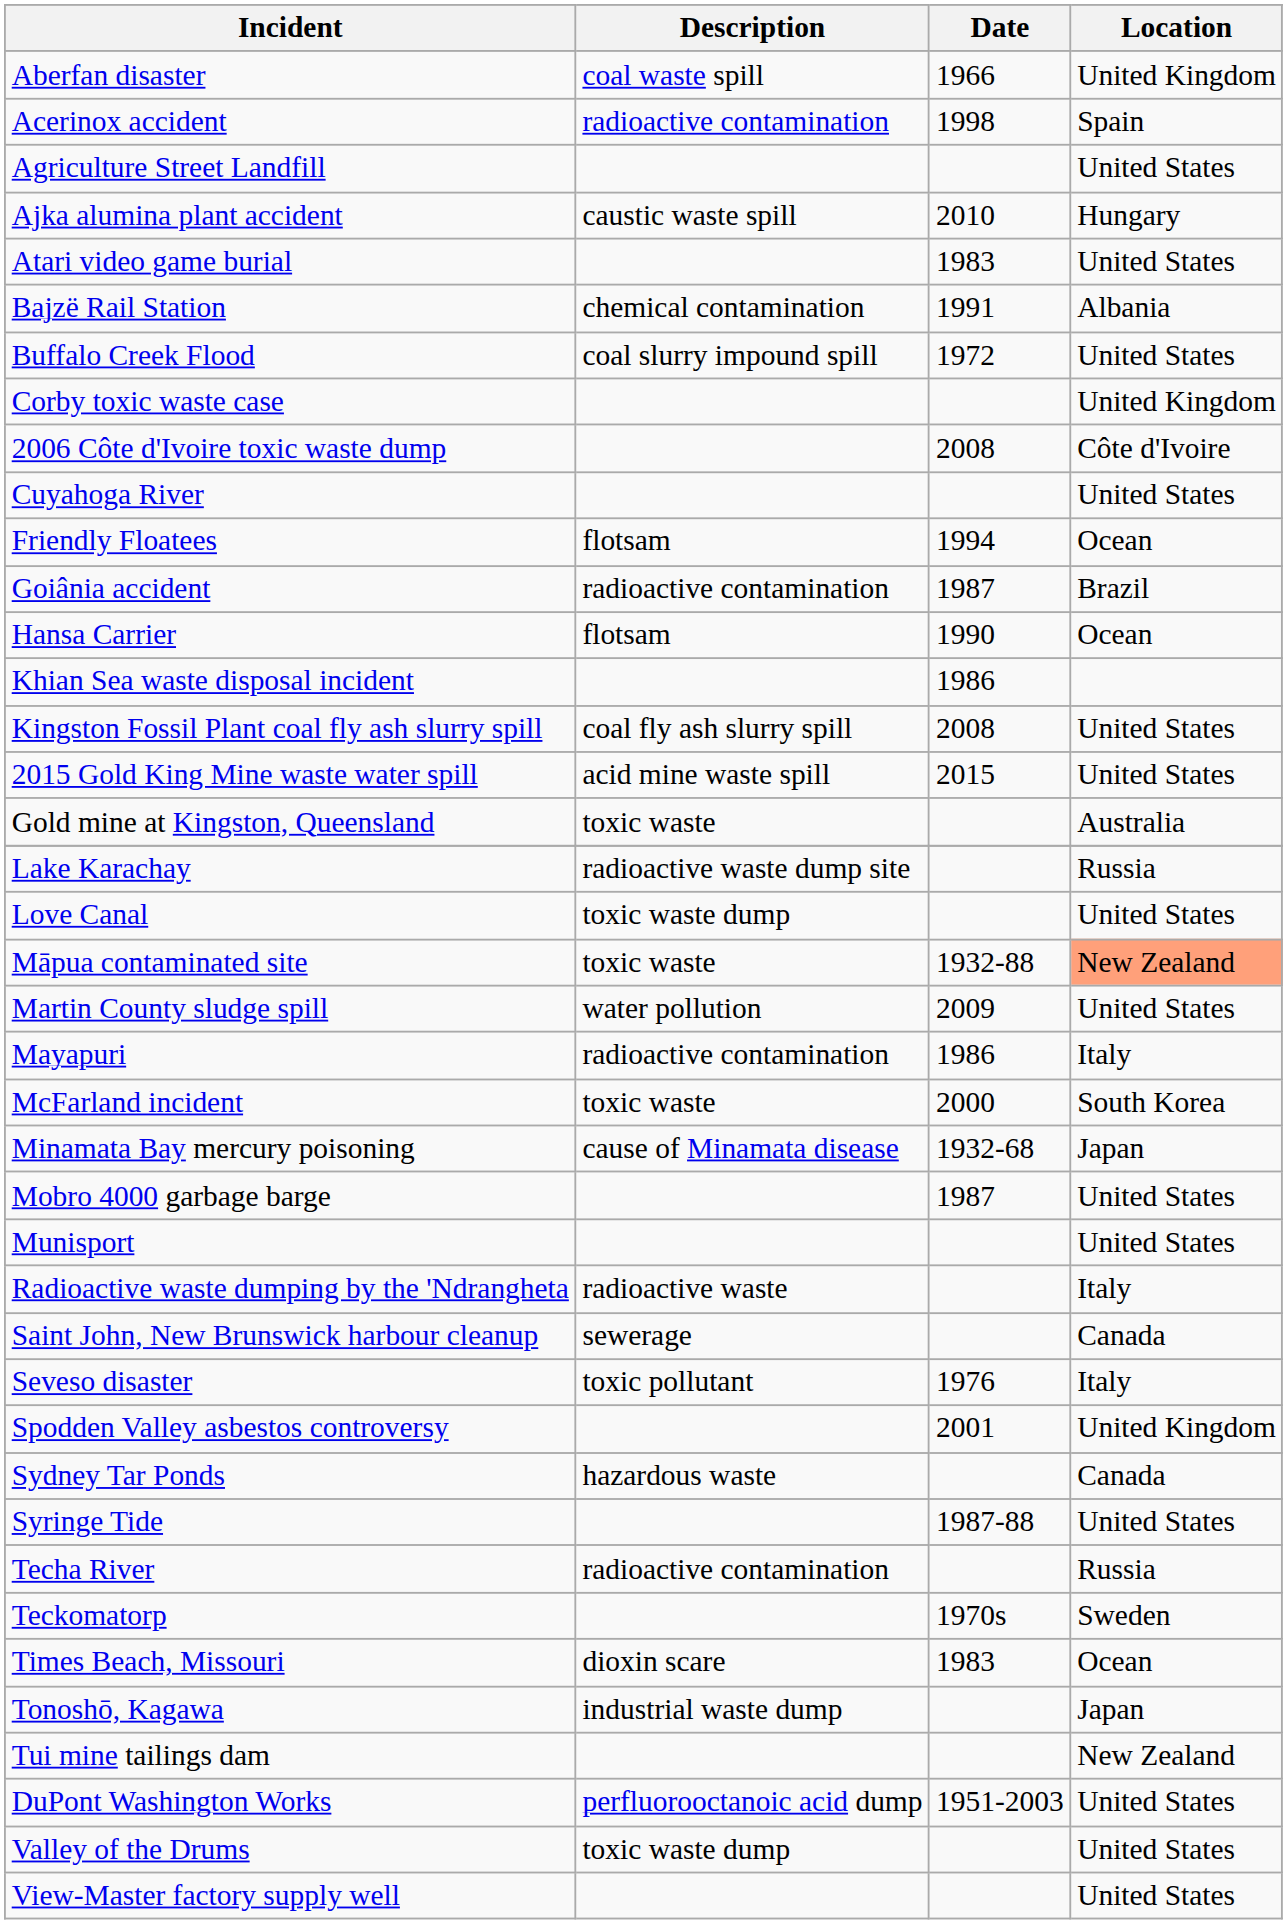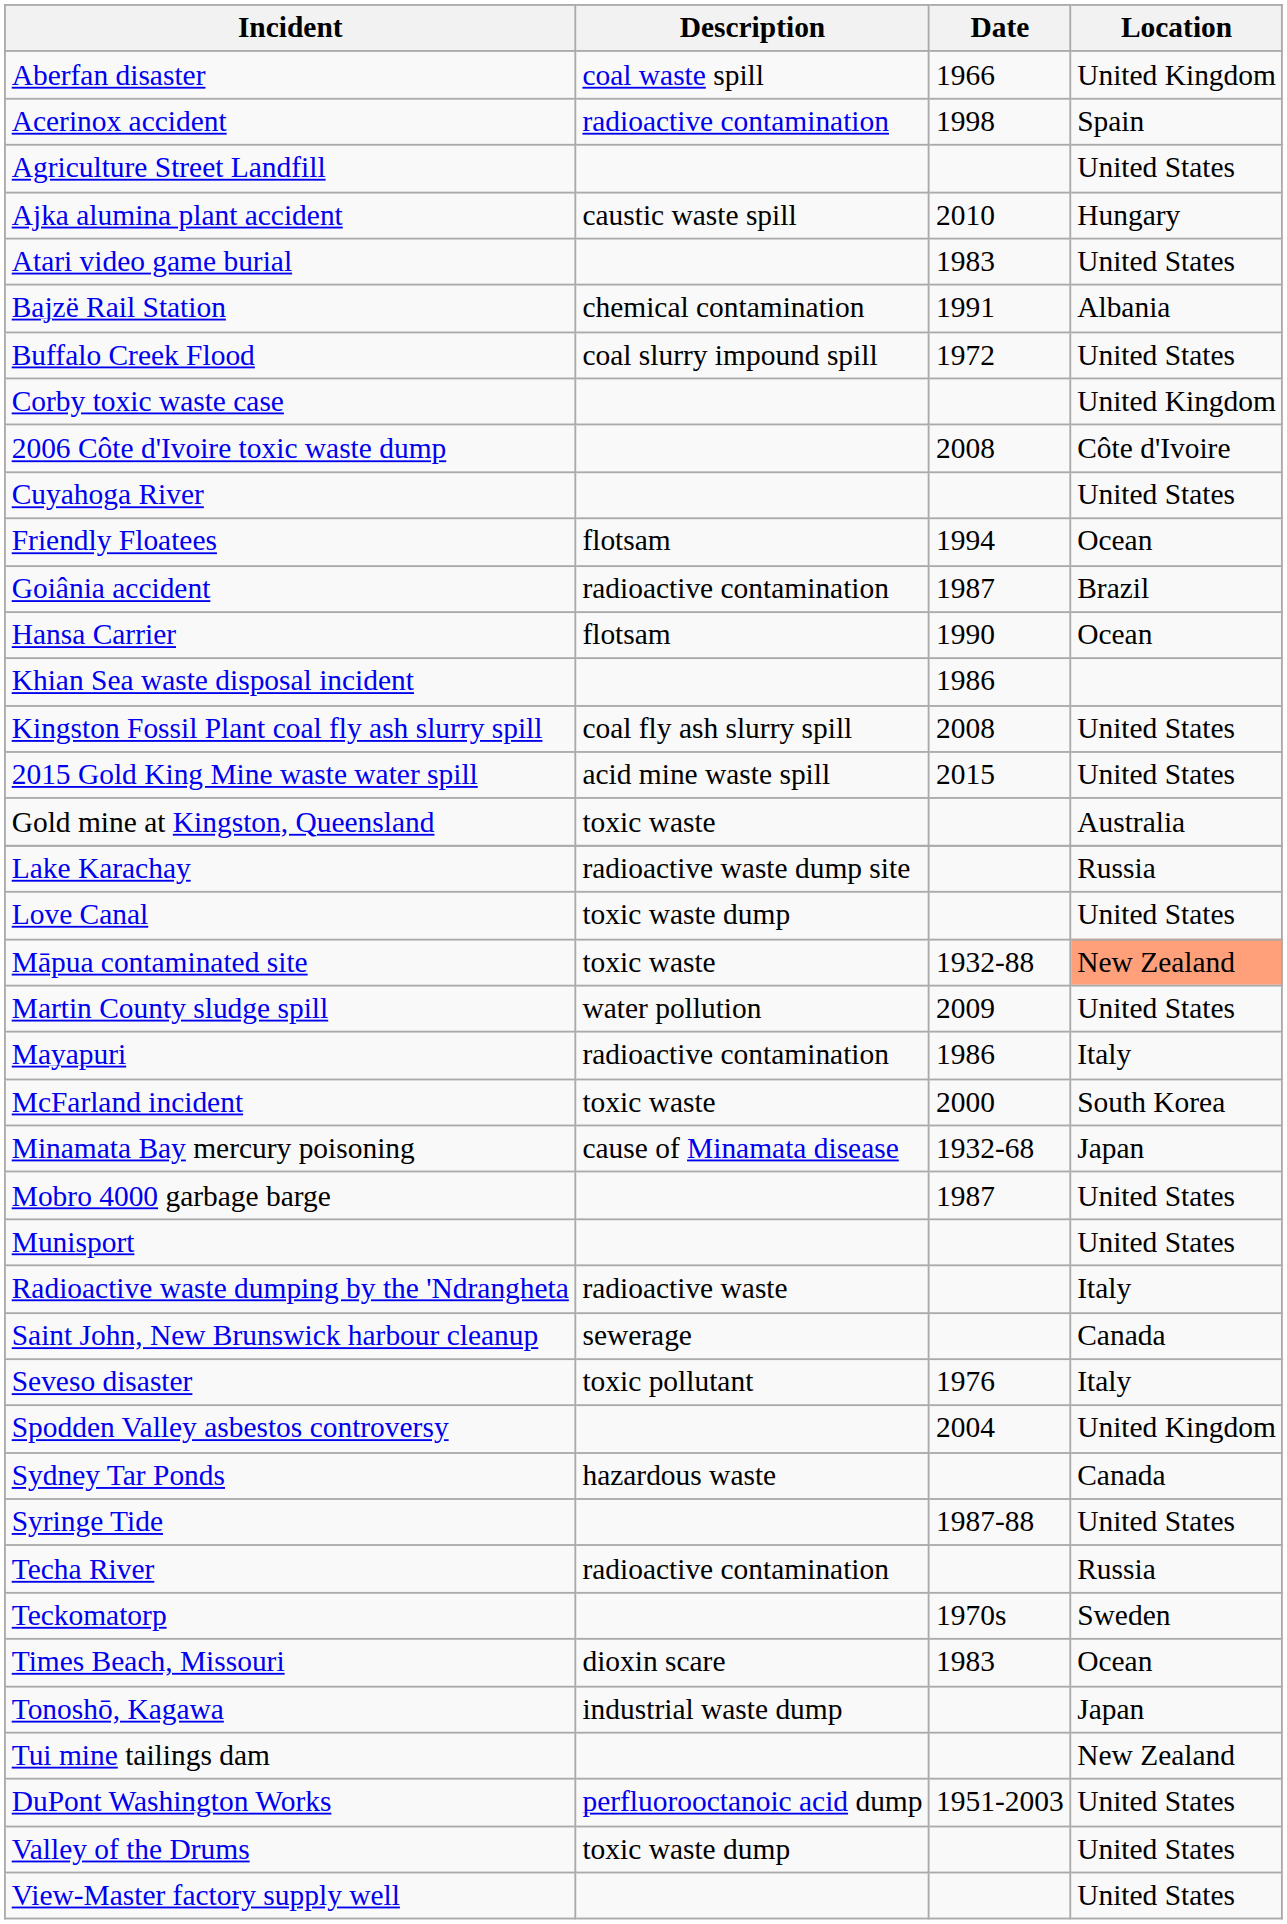(966, 1428) 2001 -> (966, 1428) 2004
